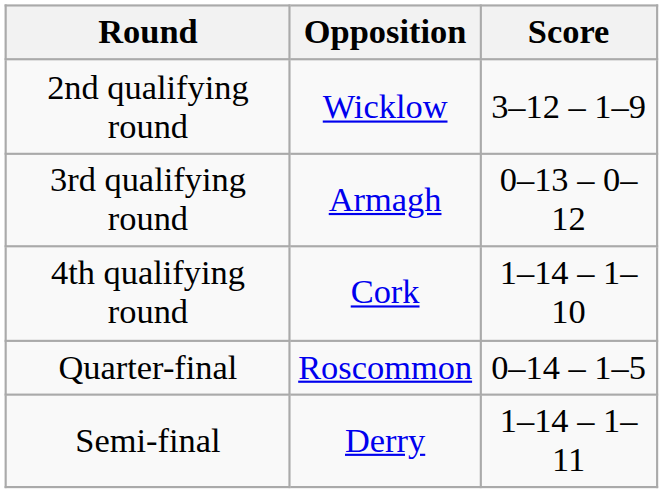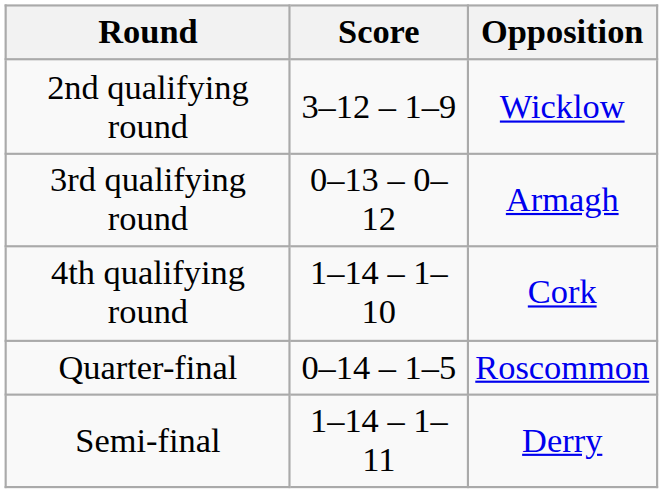columns swapped: (385, 32) <-> (569, 32)
